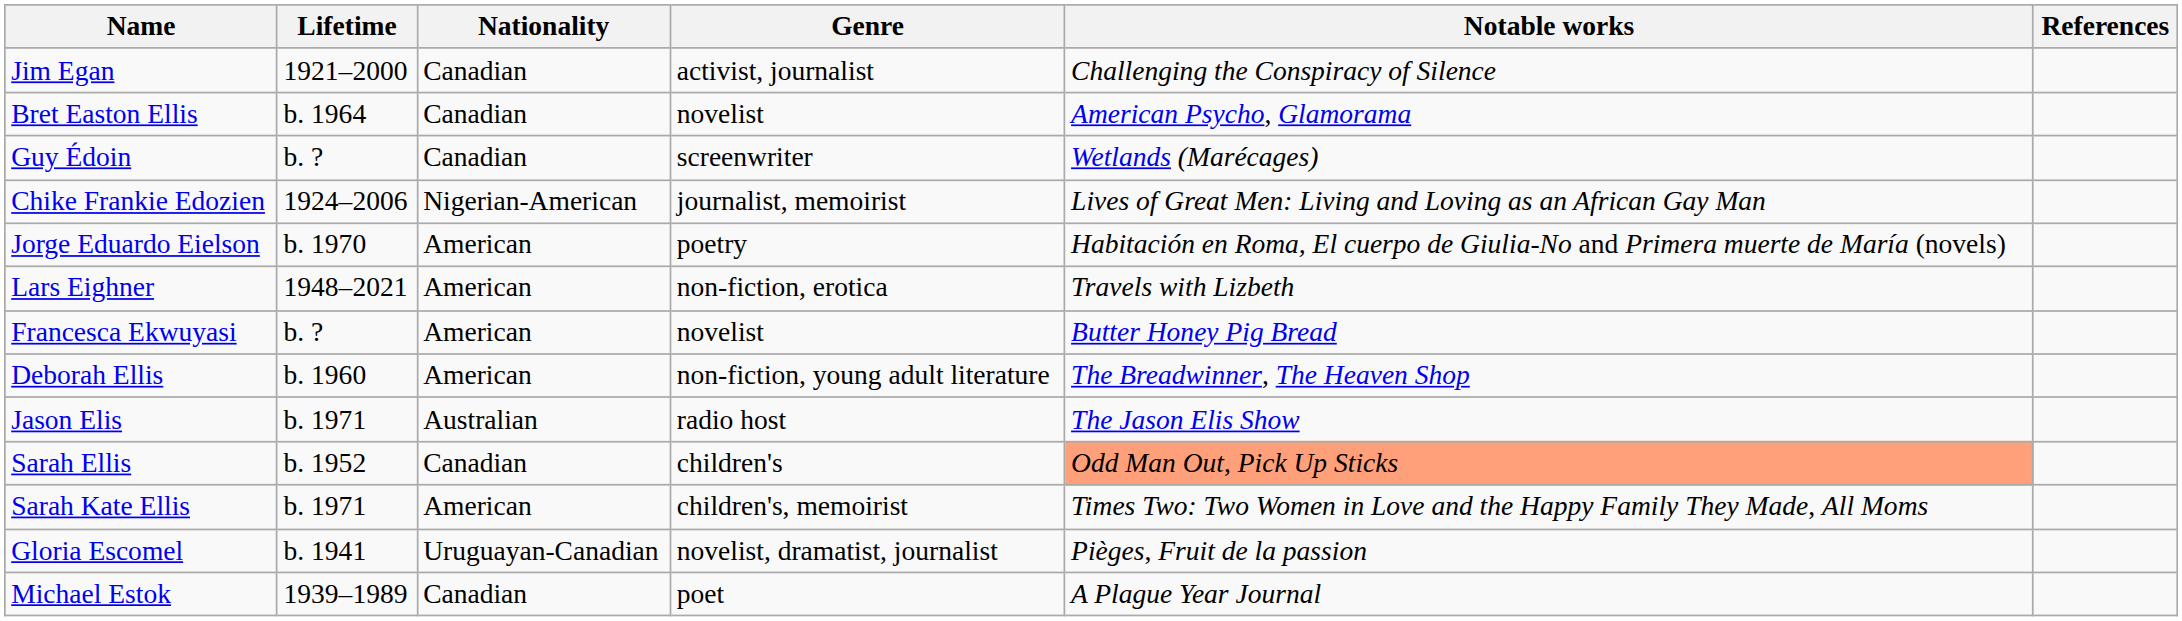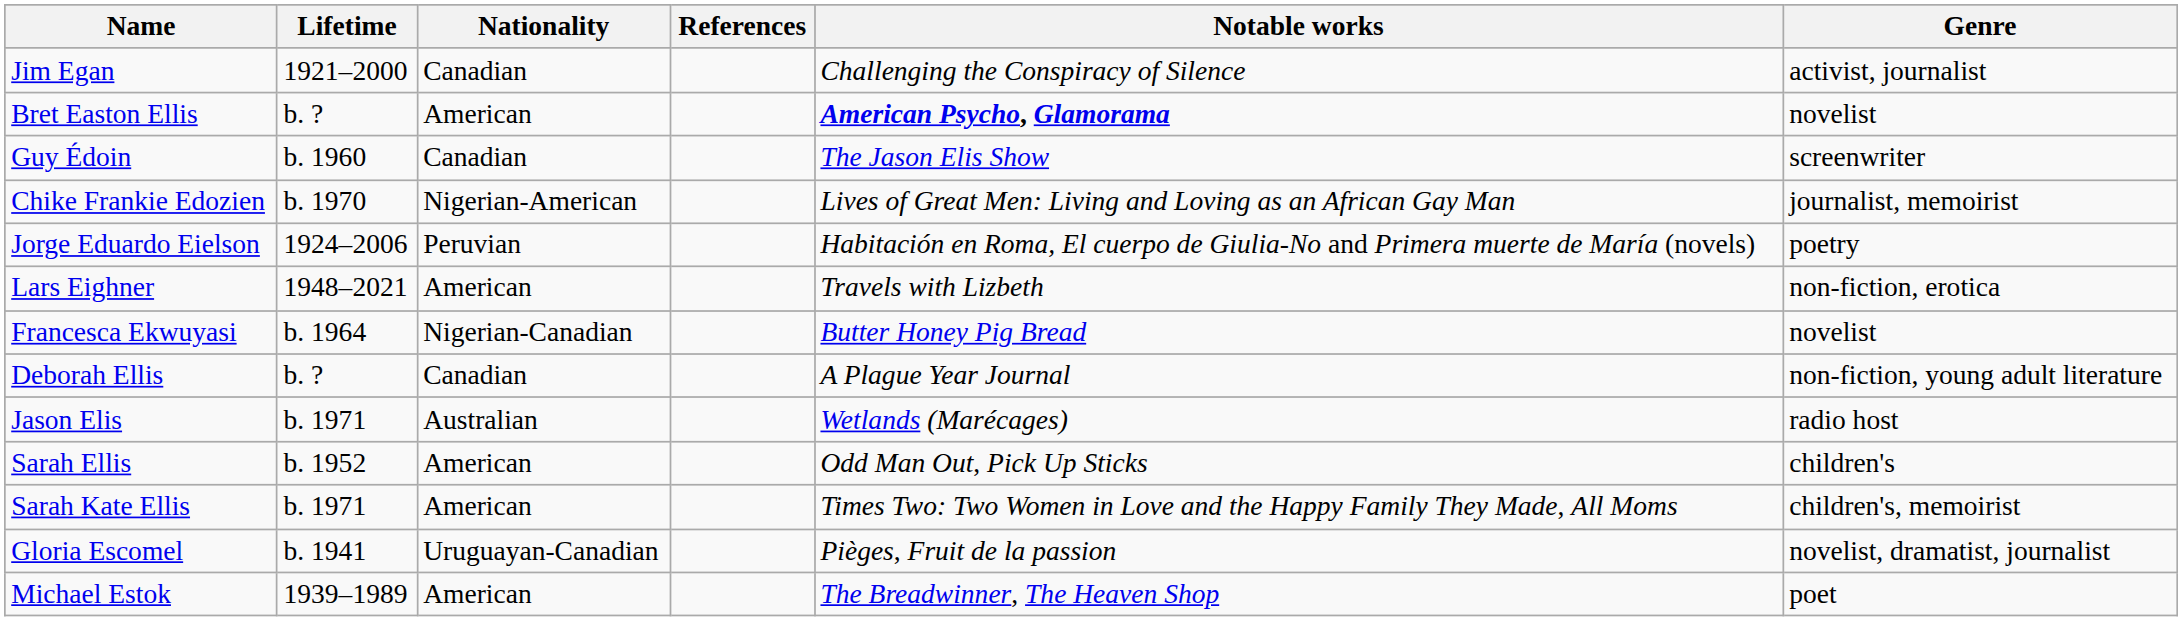columns swapped: (868, 26) <-> (2105, 26)
(325, 113) b. 1964 -> (303, 113) b. ?
(475, 113) Canadian -> (477, 113) American
(1241, 113) normal -> (995, 113) bold
(303, 157) b. ? -> (325, 157) b. 1960
(1195, 157) Wetlands (Marécages) -> (935, 157) The Jason Elis Show
(346, 200) 1924–2006 -> (325, 200) b. 1970
(325, 244) b. 1970 -> (346, 244) 1924–2006
(477, 244) American -> (472, 244) Peruvian
(303, 331) b. ? -> (325, 331) b. 1964
(477, 331) American -> (528, 331) Nigerian-Canadian
(325, 375) b. 1960 -> (303, 375) b. ?
(477, 375) American -> (475, 375) Canadian
(1270, 375) The Breadwinner, The Heaven Shop -> (945, 375) A Plague Year Journal
(1185, 419) The Jason Elis Show -> (944, 419) Wetlands (Marécages)
(475, 462) Canadian -> (477, 462) American
(1235, 462) lightsalmon background -> (984, 462) no background
(475, 593) Canadian -> (477, 593) American
(1196, 593) A Plague Year Journal -> (1020, 593) The Breadwinner, The Heaven Shop
